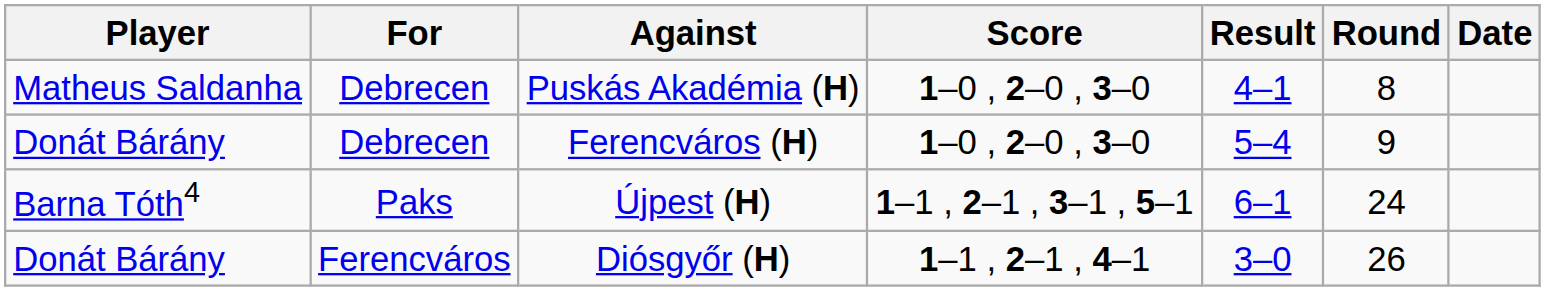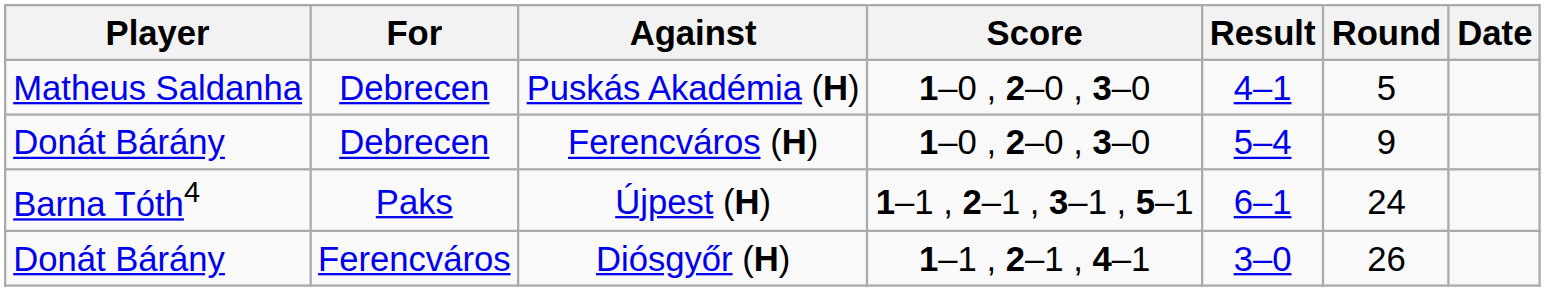(1386, 88) 8 -> (1386, 88) 5
